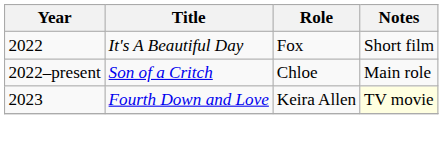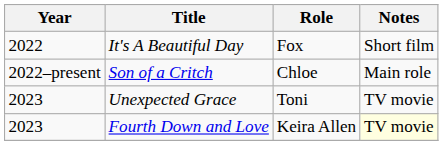+ row: (173, 99)
